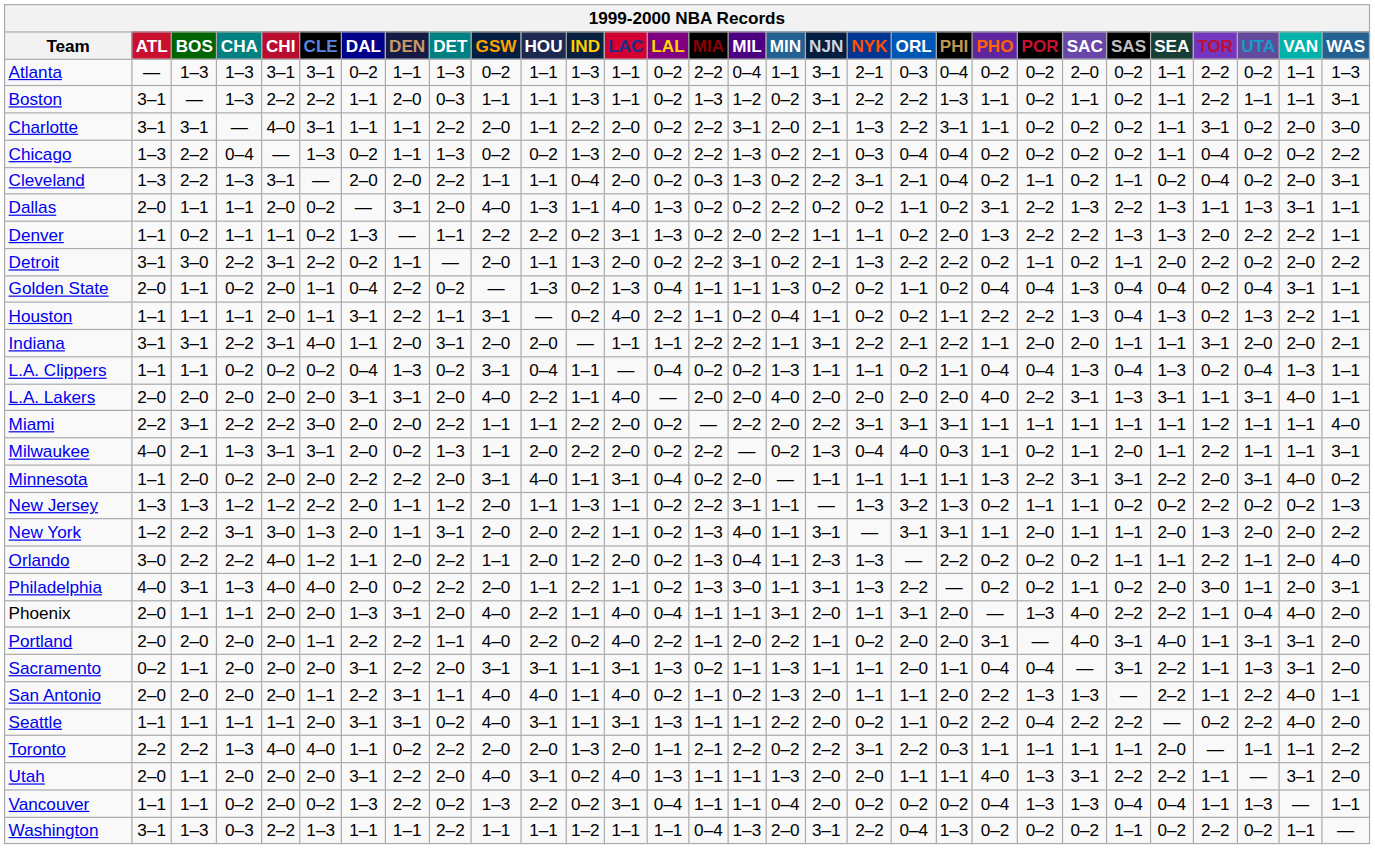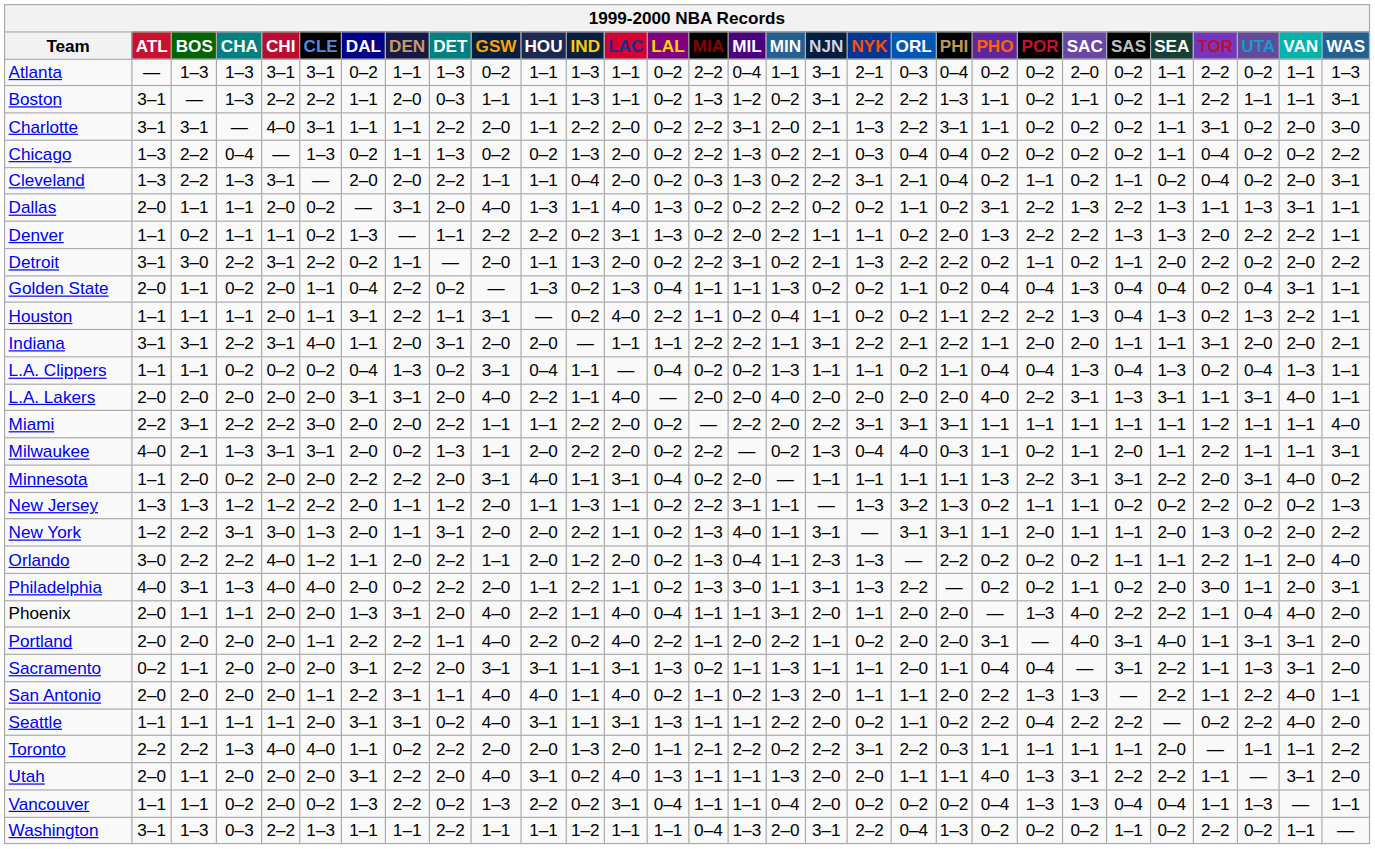(1258, 533) 2–0 -> (1258, 533) 0–2
(914, 614) 3–1 -> (914, 614) 2–0
